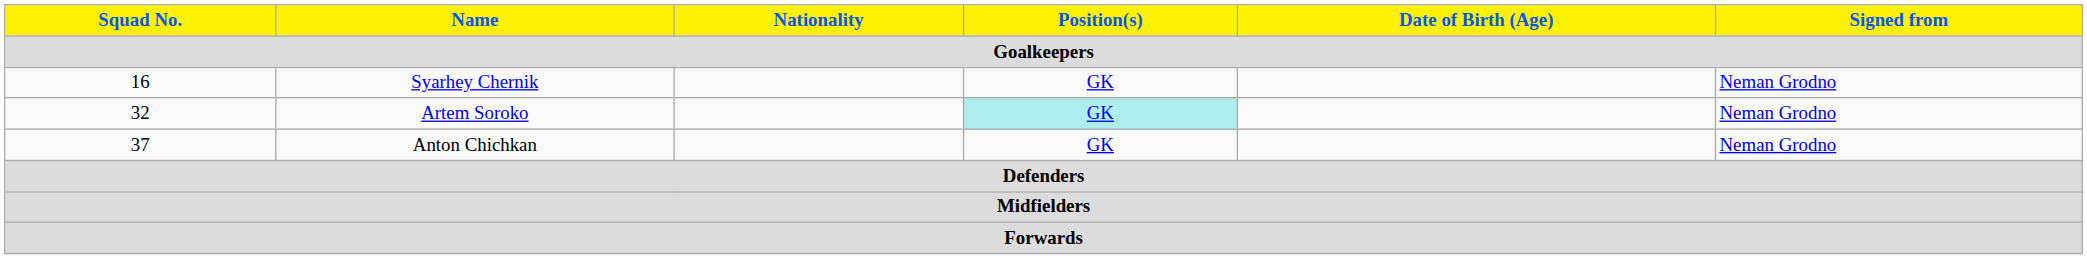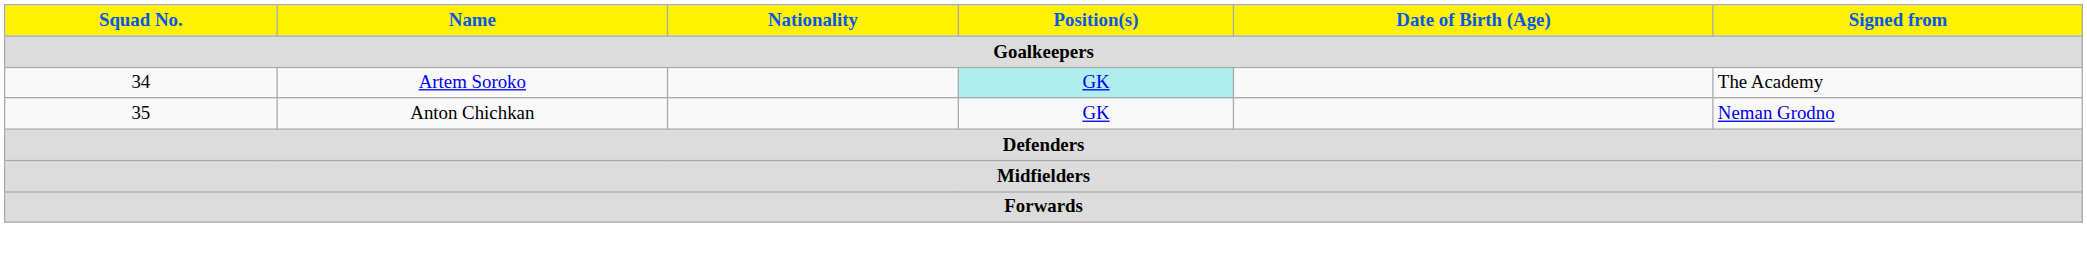- row: (475, 82)
(140, 113) 32 -> (141, 82) 34
(1778, 113) Neman Grodno -> (1770, 82) The Academy
(140, 144) 37 -> (141, 113) 35
